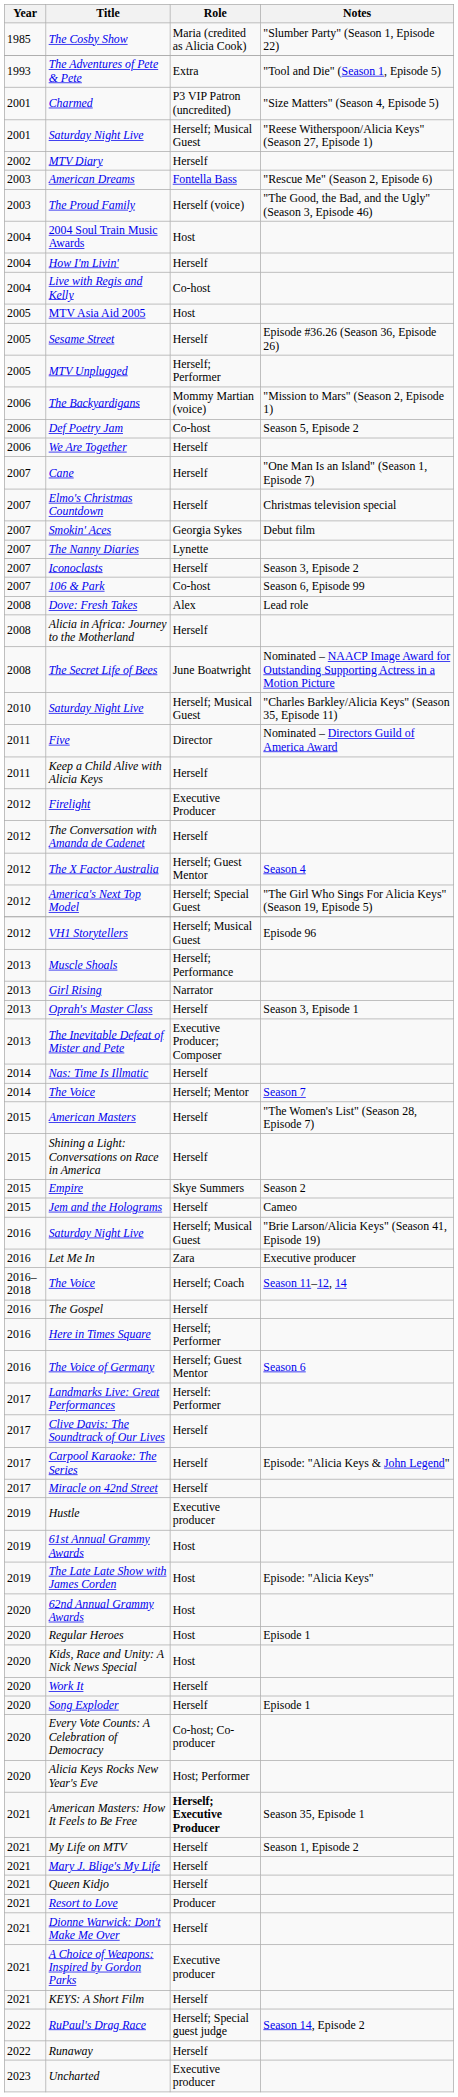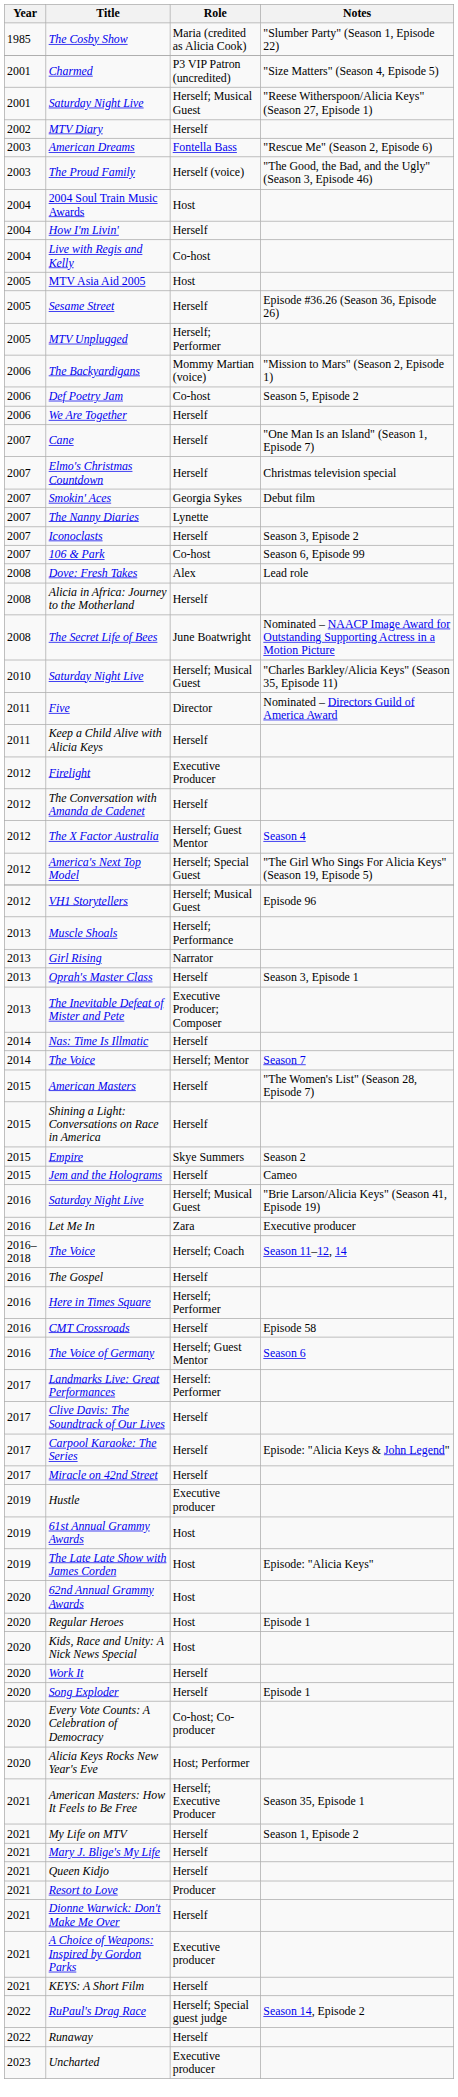- row: (103, 71)
+ row: (89, 1328)
(197, 1815) bold -> (196, 1801) normal
